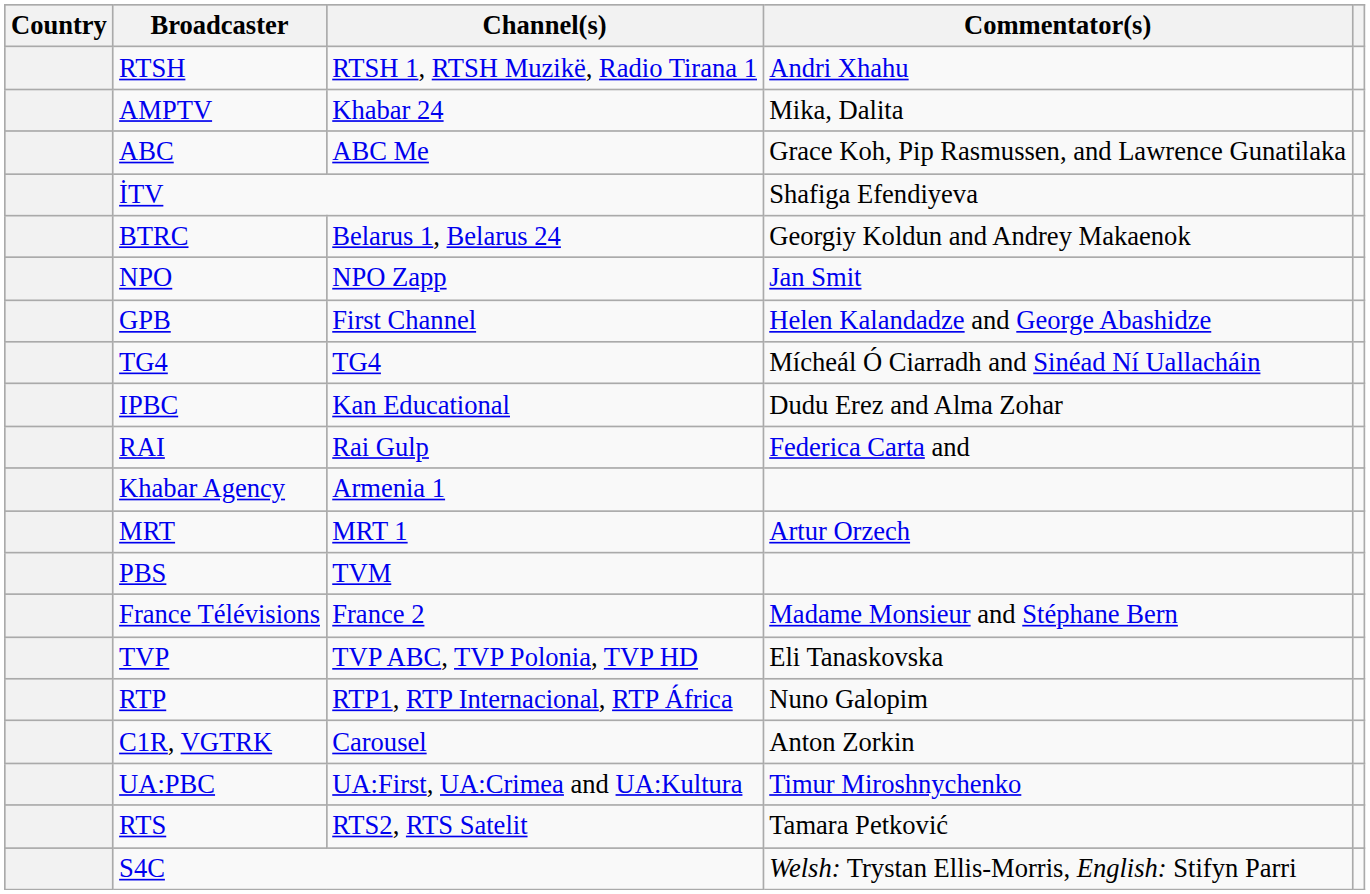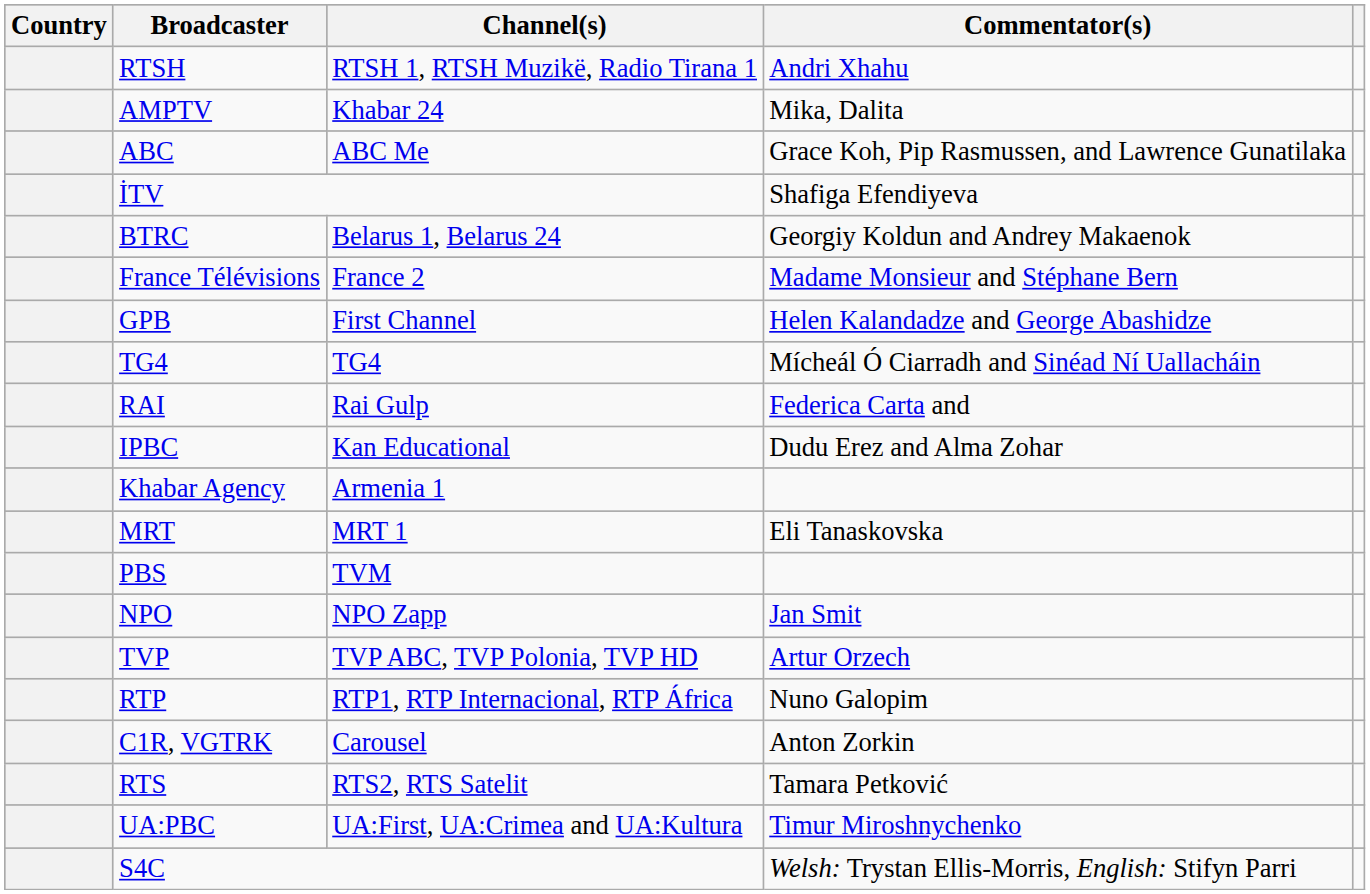rows swapped: (220, 615) <-> (146, 278)
rows swapped: (149, 404) <-> (142, 446)
(840, 531) Artur Orzech -> (856, 531) Eli Tanaskovska
(856, 657) Eli Tanaskovska -> (840, 657) Artur Orzech
rows swapped: (143, 825) <-> (167, 783)
